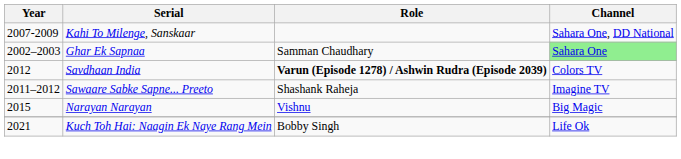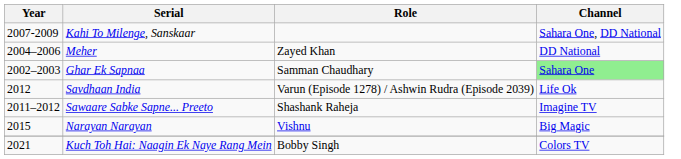+ row: (81, 51)
(412, 70) bold -> (405, 88) normal
(577, 70) Colors TV -> (558, 88) Life Ok
(571, 126) Life Ok -> (564, 145) Colors TV
